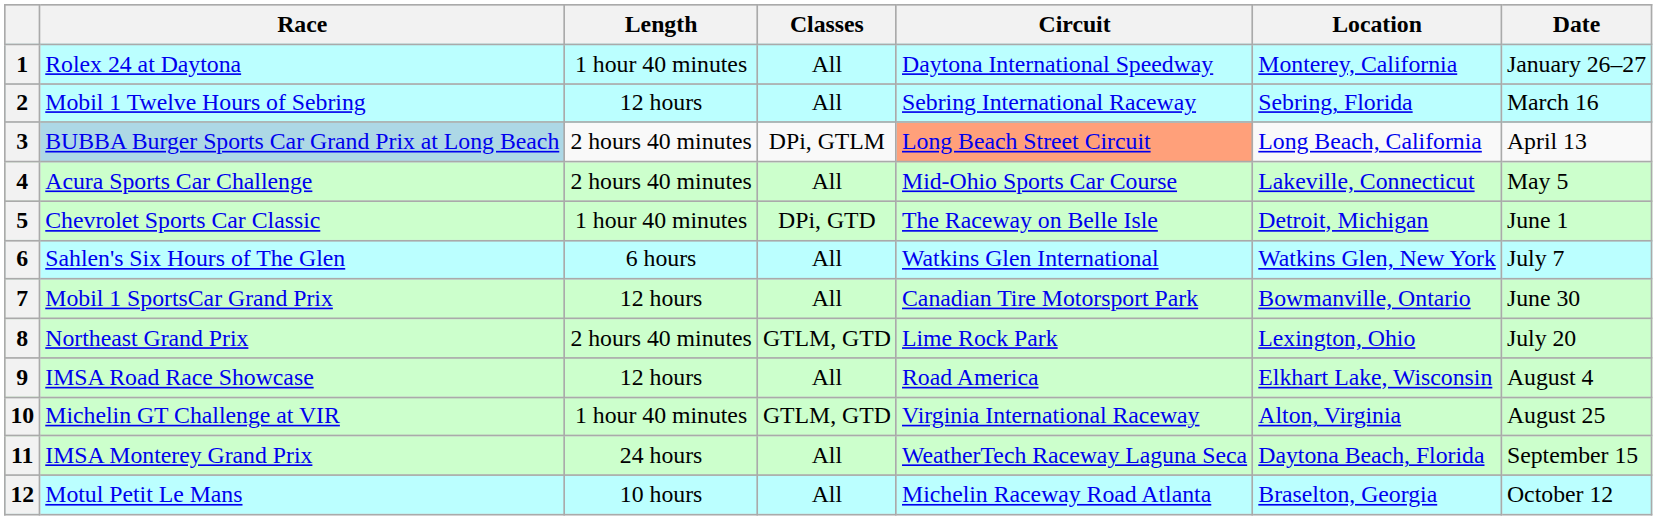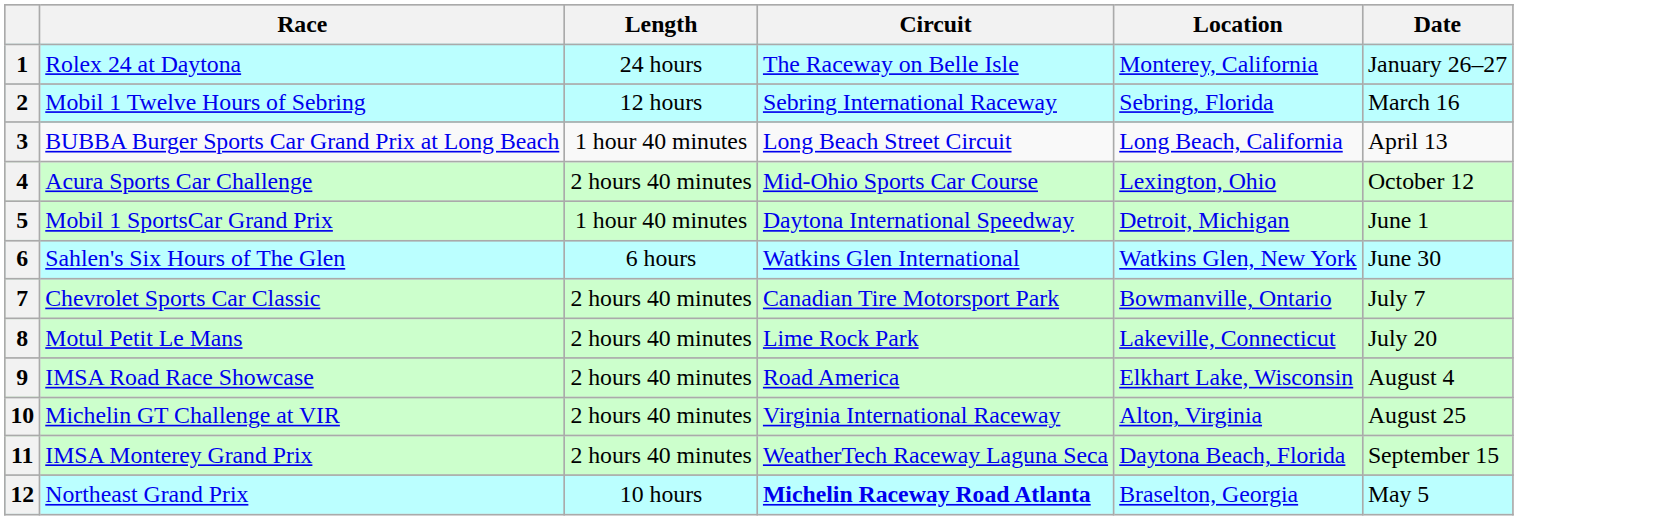- column: (827, 24)
(661, 63) 1 hour 40 minutes -> (661, 63) 24 hours
(1058, 63) Daytona International Speedway -> (891, 63) The Raceway on Belle Isle
(302, 142) lightblue background -> (302, 142) no background
(661, 142) 2 hours 40 minutes -> (661, 142) 1 hour 40 minutes
(1026, 142) lightsalmon background -> (887, 142) no background
(1366, 181) Lakeville, Connecticut -> (1198, 181) Lexington, Ohio
(1538, 181) May 5 -> (1421, 181) October 12
(183, 220) Chevrolet Sports Car Classic -> (189, 220) Mobil 1 SportsCar Grand Prix
(1030, 220) The Raceway on Belle Isle -> (919, 220) Daytona International Speedway
(1536, 259) July 7 -> (1404, 259) June 30
(189, 298) Mobil 1 SportsCar Grand Prix -> (183, 298) Chevrolet Sports Car Classic
(661, 298) 12 hours -> (661, 298) 2 hours 40 minutes
(1544, 298) June 30 -> (1397, 298) July 7
(147, 337) Northeast Grand Prix -> (144, 337) Motul Petit Le Mans
(1337, 337) Lexington, Ohio -> (1227, 337) Lakeville, Connecticut
(661, 377) 12 hours -> (661, 377) 2 hours 40 minutes
(661, 416) 1 hour 40 minutes -> (661, 416) 2 hours 40 minutes
(661, 455) 24 hours -> (661, 455) 2 hours 40 minutes
(144, 494) Motul Petit Le Mans -> (147, 494) Northeast Grand Prix
(1057, 494) normal -> (927, 494) bold
(1560, 494) October 12 -> (1399, 494) May 5
